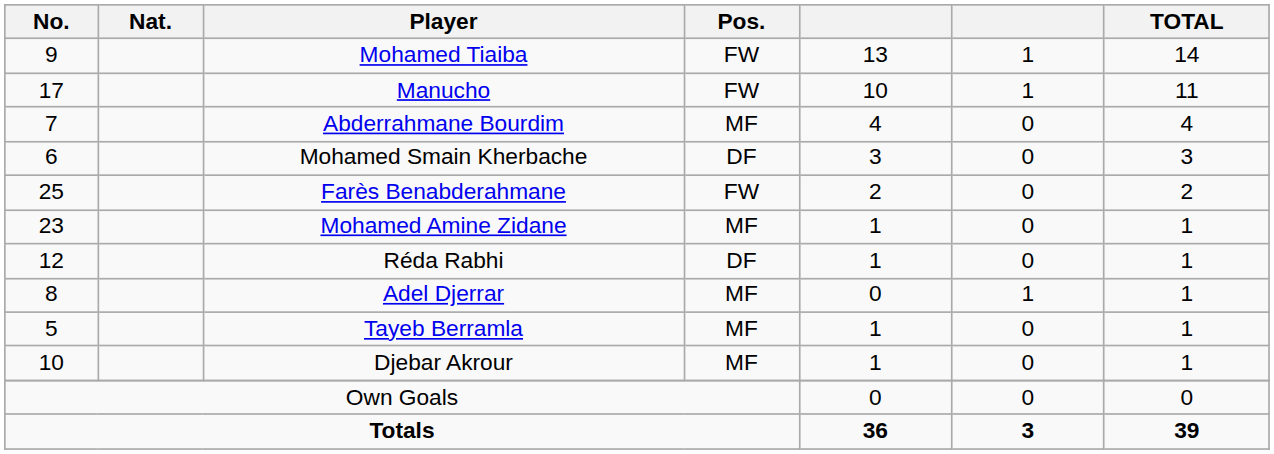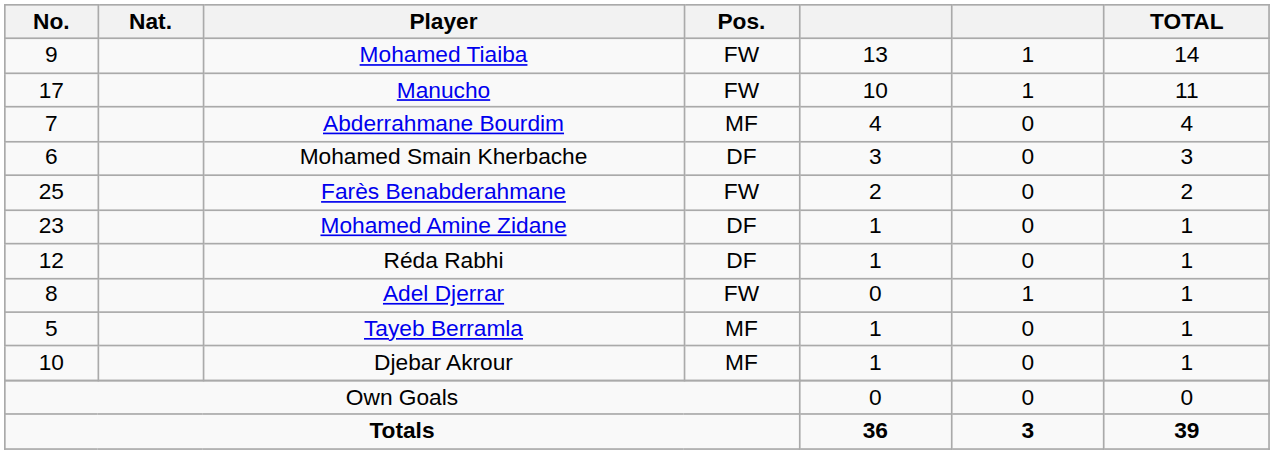(741, 225) MF -> (741, 225) DF
(741, 294) MF -> (741, 294) FW
